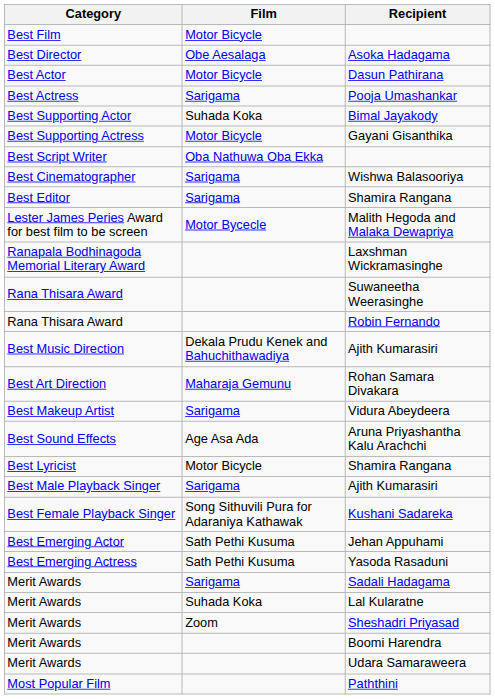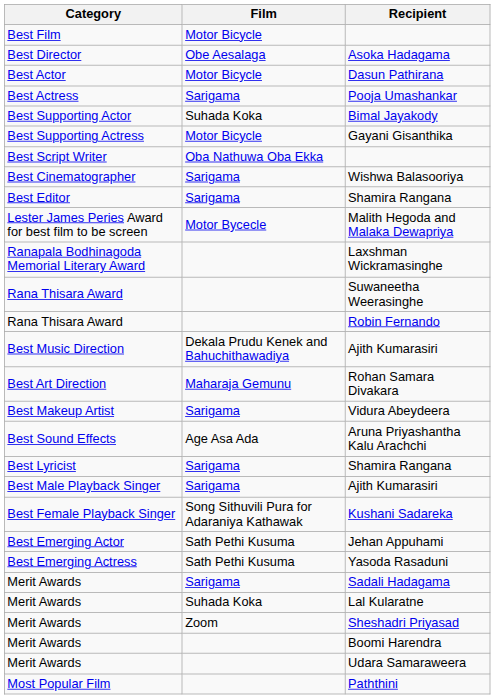(224, 466) Motor Bicycle -> (213, 466) Sarigama
